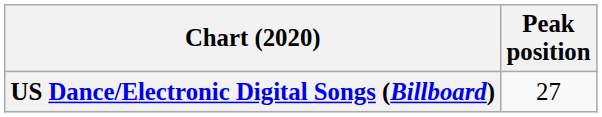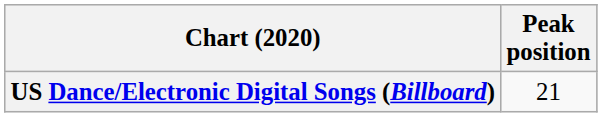(548, 91) 27 -> (548, 91) 21
